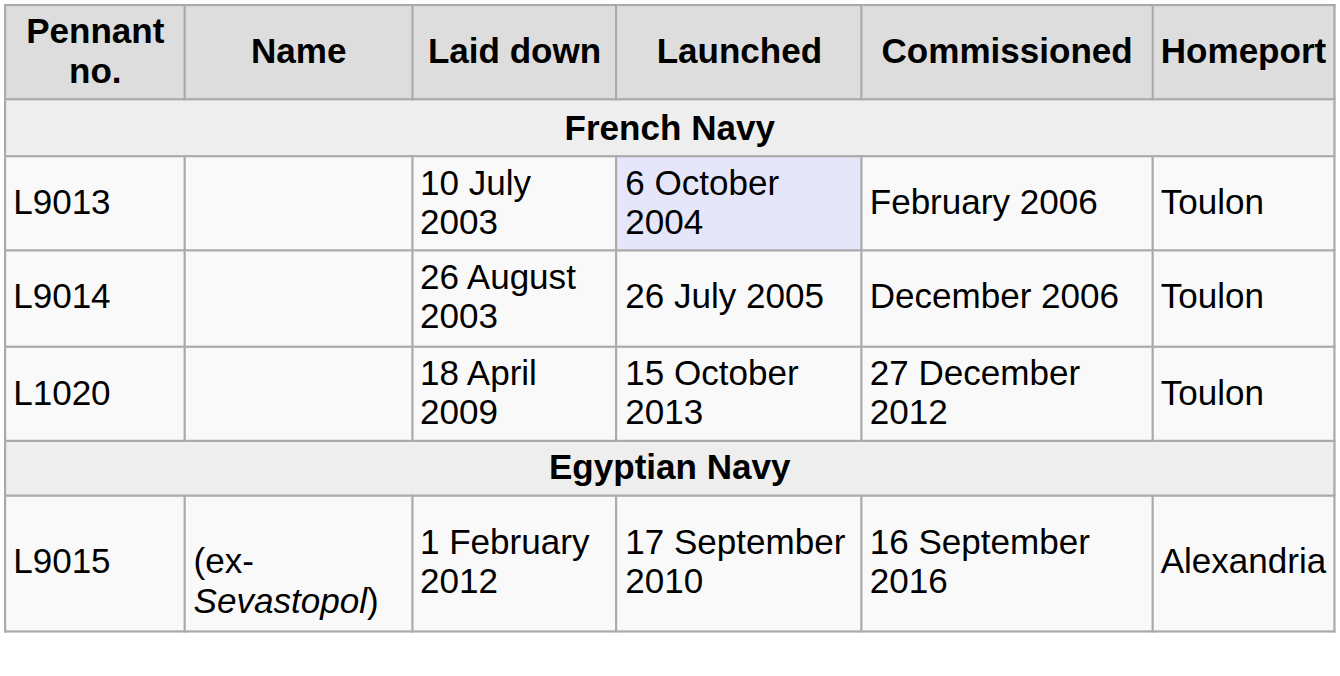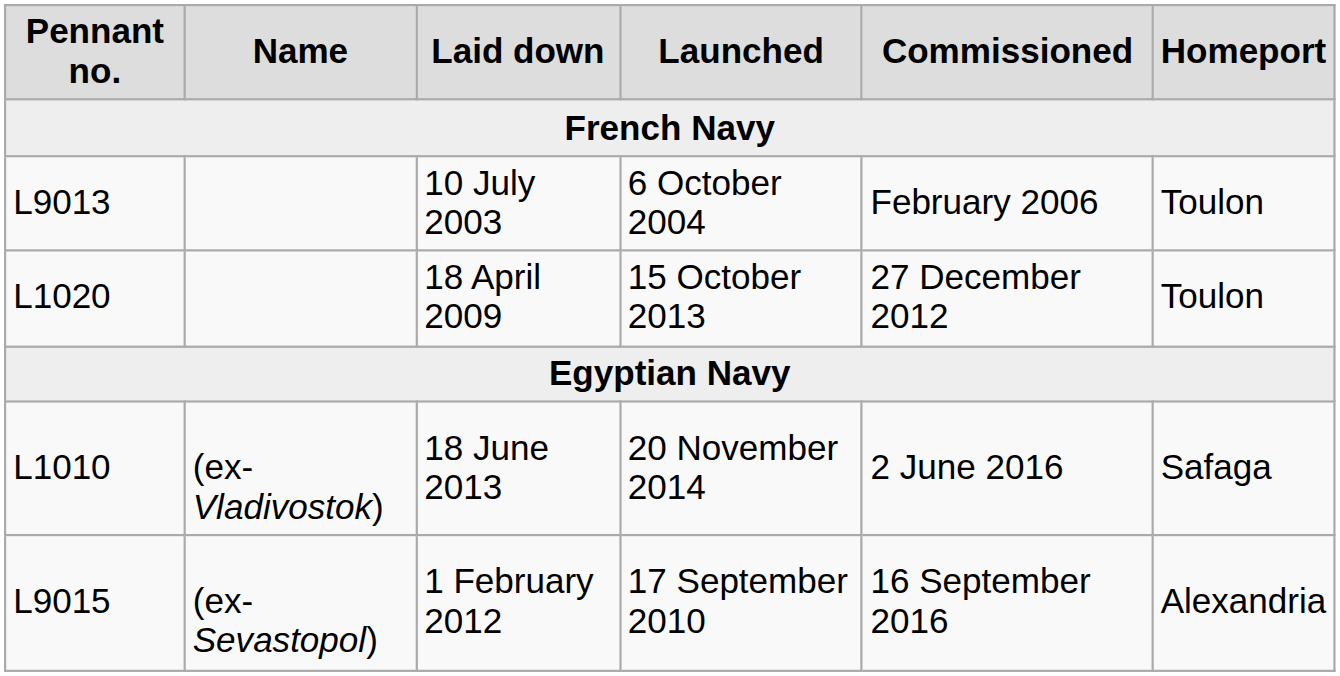(702, 202) lavender background -> (705, 202) no background
- row: (498, 297)
+ row: (487, 467)
